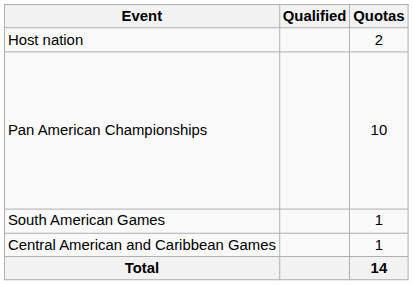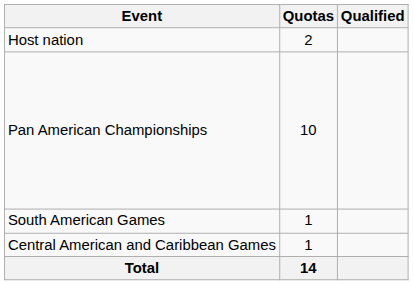columns swapped: (379, 16) <-> (315, 16)
